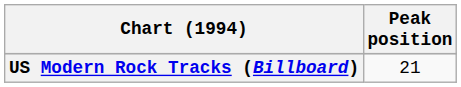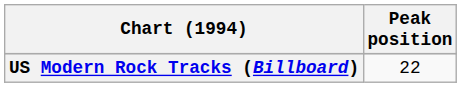(410, 68) 21 -> (410, 68) 22
